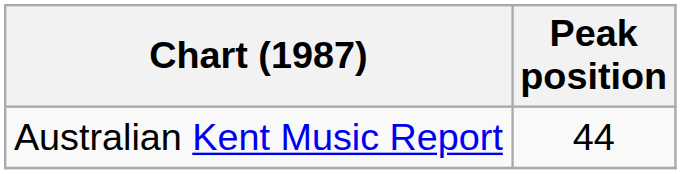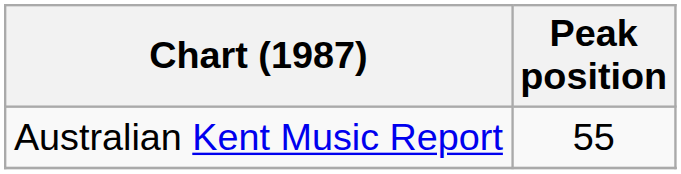(594, 136) 44 -> (594, 136) 55
